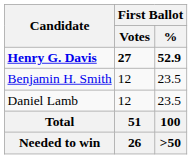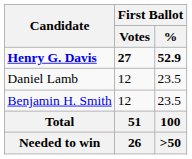rows swapped: (43, 100) <-> (60, 79)
